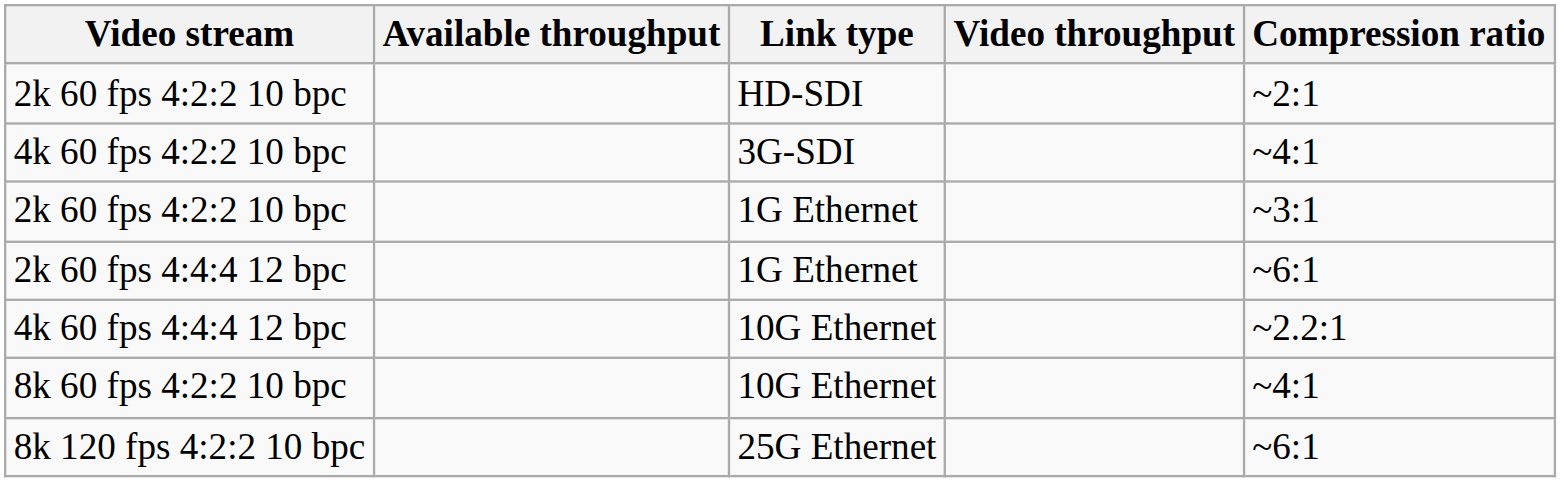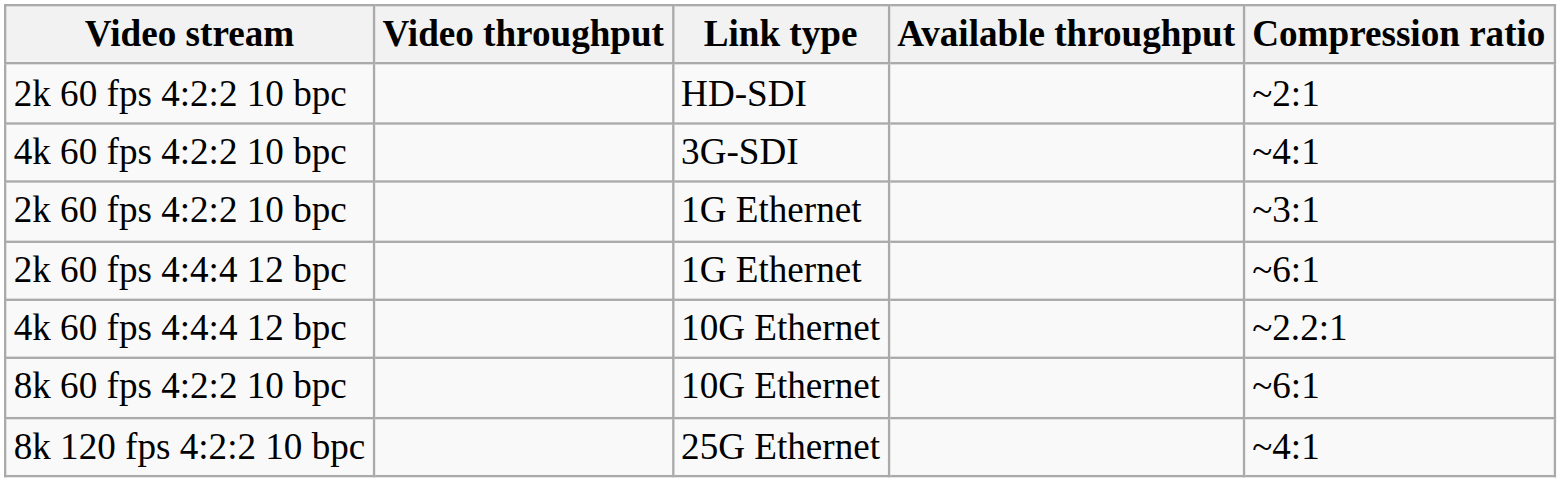columns swapped: (1094, 33) <-> (551, 33)
(1286, 387) ~4:1 -> (1286, 387) ~6:1
(1286, 446) ~6:1 -> (1286, 446) ~4:1
